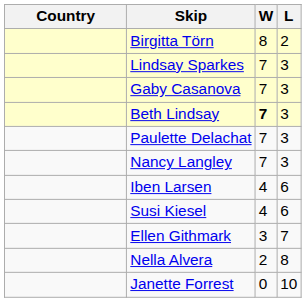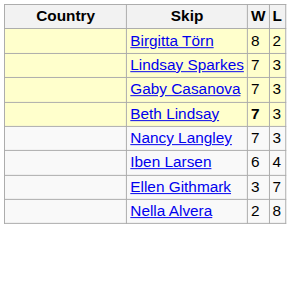- row: (191, 138)
(263, 187) 4 -> (255, 162) 6
(284, 187) 6 -> (277, 162) 4
- row: (168, 211)
- row: (182, 284)
